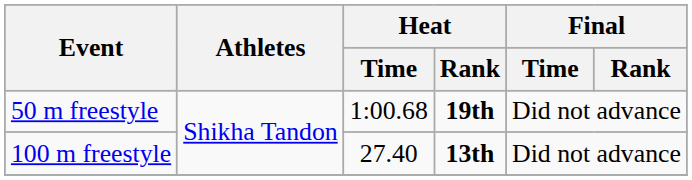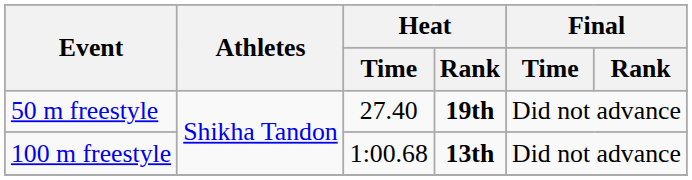(389, 111) 1:00.68 -> (389, 111) 27.40
(389, 153) 27.40 -> (389, 153) 1:00.68
